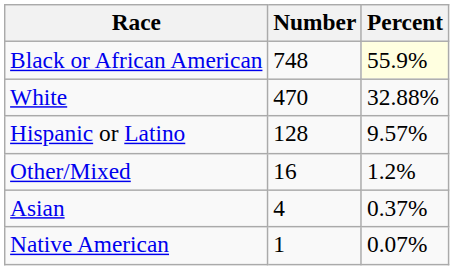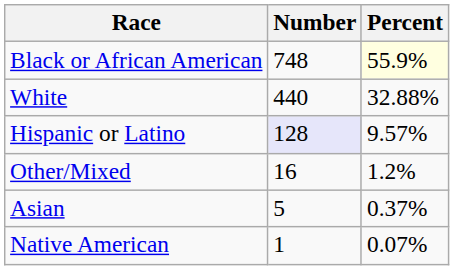(291, 97) 470 -> (291, 97) 440
(291, 134) no background -> (291, 134) lavender background
(279, 208) 4 -> (279, 208) 5
